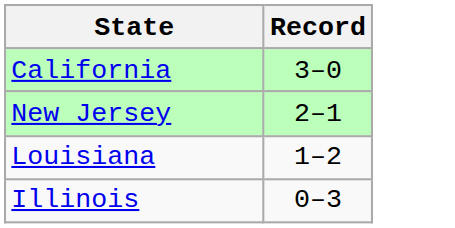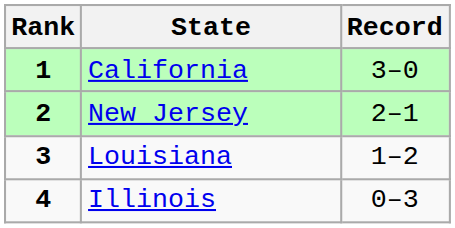+ column: (43, 27)
